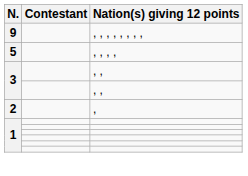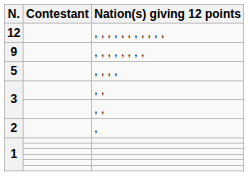+ row: (14, 33)
